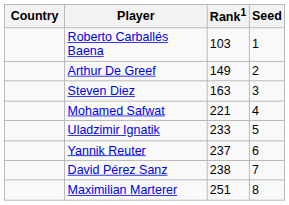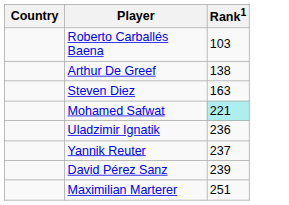- column: (267, 16)
(220, 71) 149 -> (220, 71) 138
(220, 110) no background -> (220, 110) paleturquoise background
(220, 130) 233 -> (220, 130) 236
(220, 170) 238 -> (220, 170) 239
